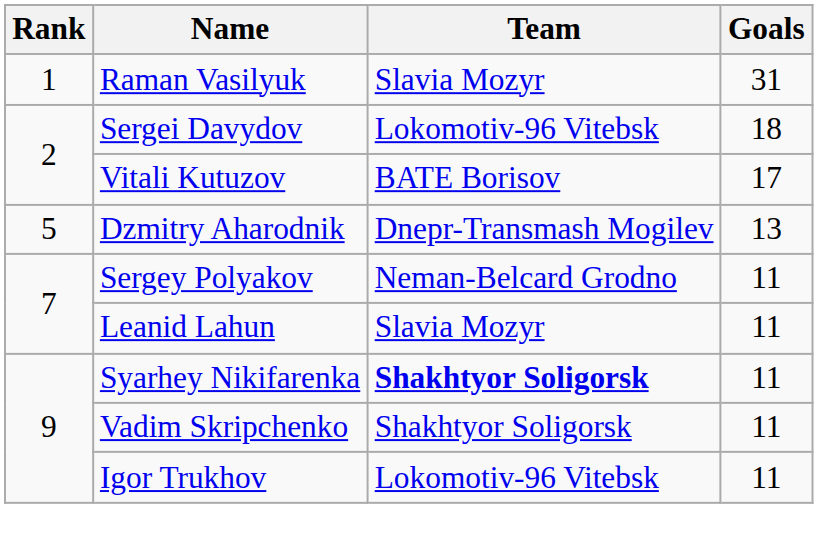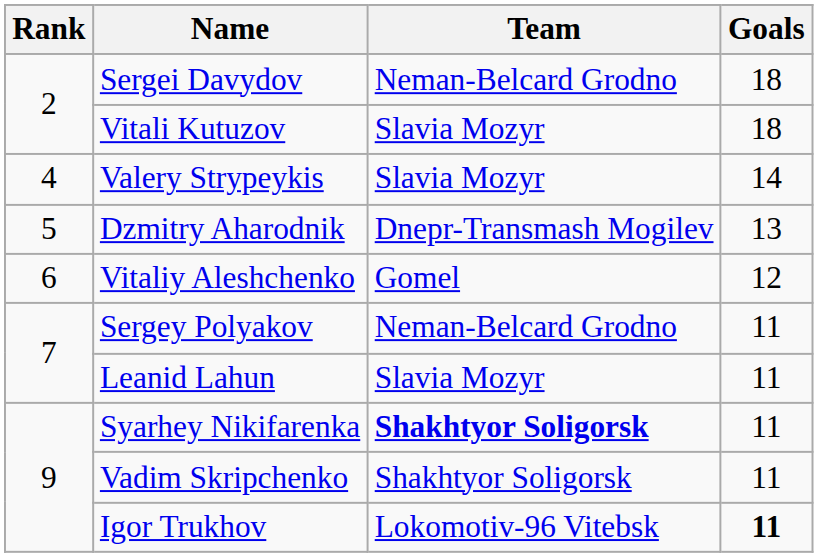- row: (203, 79)
(517, 128) Lokomotiv-96 Vitebsk -> (526, 79) Neman-Belcard Grodno
(467, 178) BATE Borisov -> (460, 128) Slavia Mozyr
(766, 178) 17 -> (766, 128) 18
+ row: (212, 178)
+ row: (227, 278)
(766, 476) normal -> (766, 526) bold
